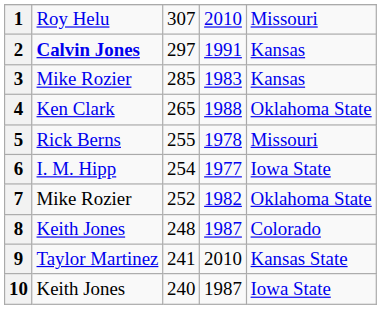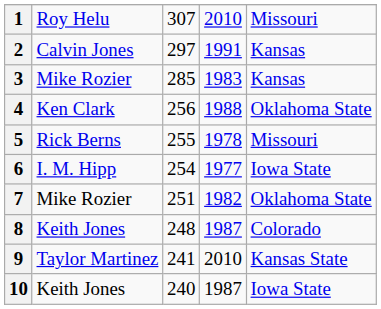(88, 49) bold -> (85, 49) normal
(181, 109) 265 -> (181, 109) 256
(181, 199) 252 -> (181, 199) 251
